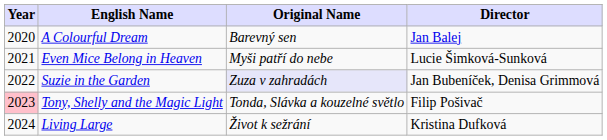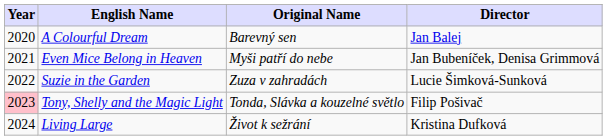(479, 59) Lucie Šimková-Sunková -> (505, 59) Jan Bubeníček, Denisa Grimmová
(278, 80) lavender background -> (278, 80) no background
(505, 80) Jan Bubeníček, Denisa Grimmová -> (479, 80) Lucie Šimková-Sunková
